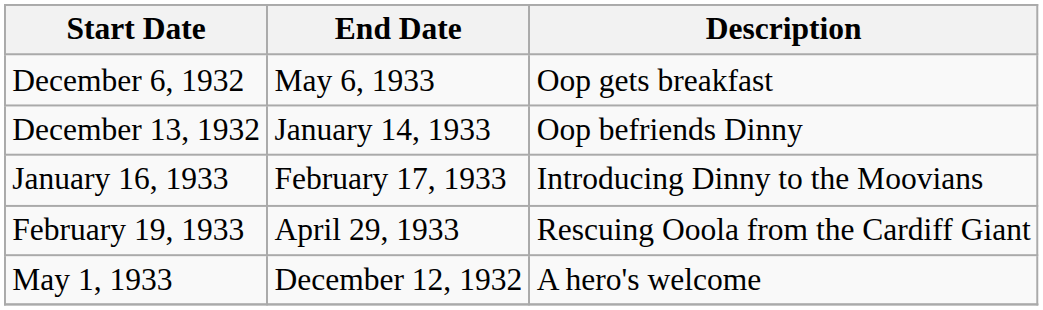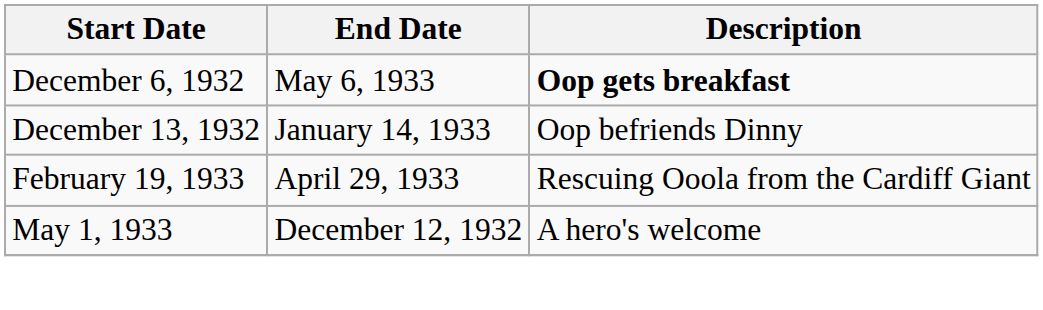(655, 79) normal -> (663, 79) bold
- row: (120, 179)
